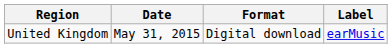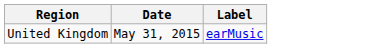- column: (264, 14)
